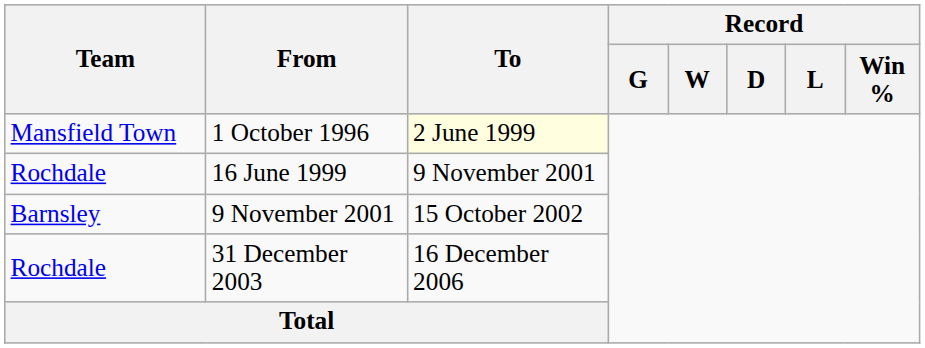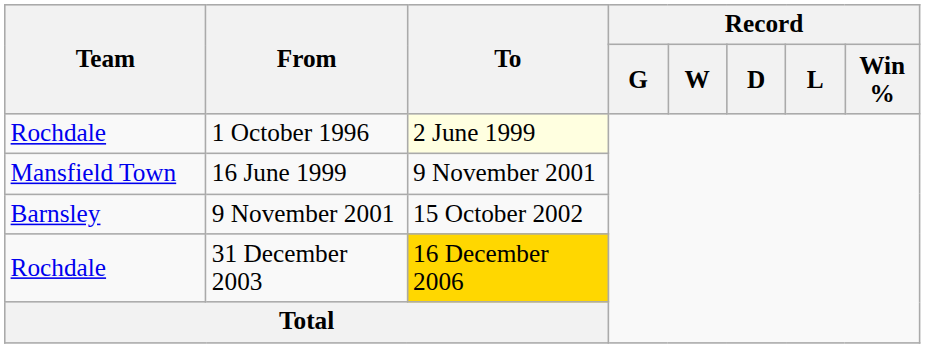(93, 133) Mansfield Town -> (58, 133) Rochdale
(58, 173) Rochdale -> (93, 173) Mansfield Town
(481, 267) no background -> (481, 267) gold background
